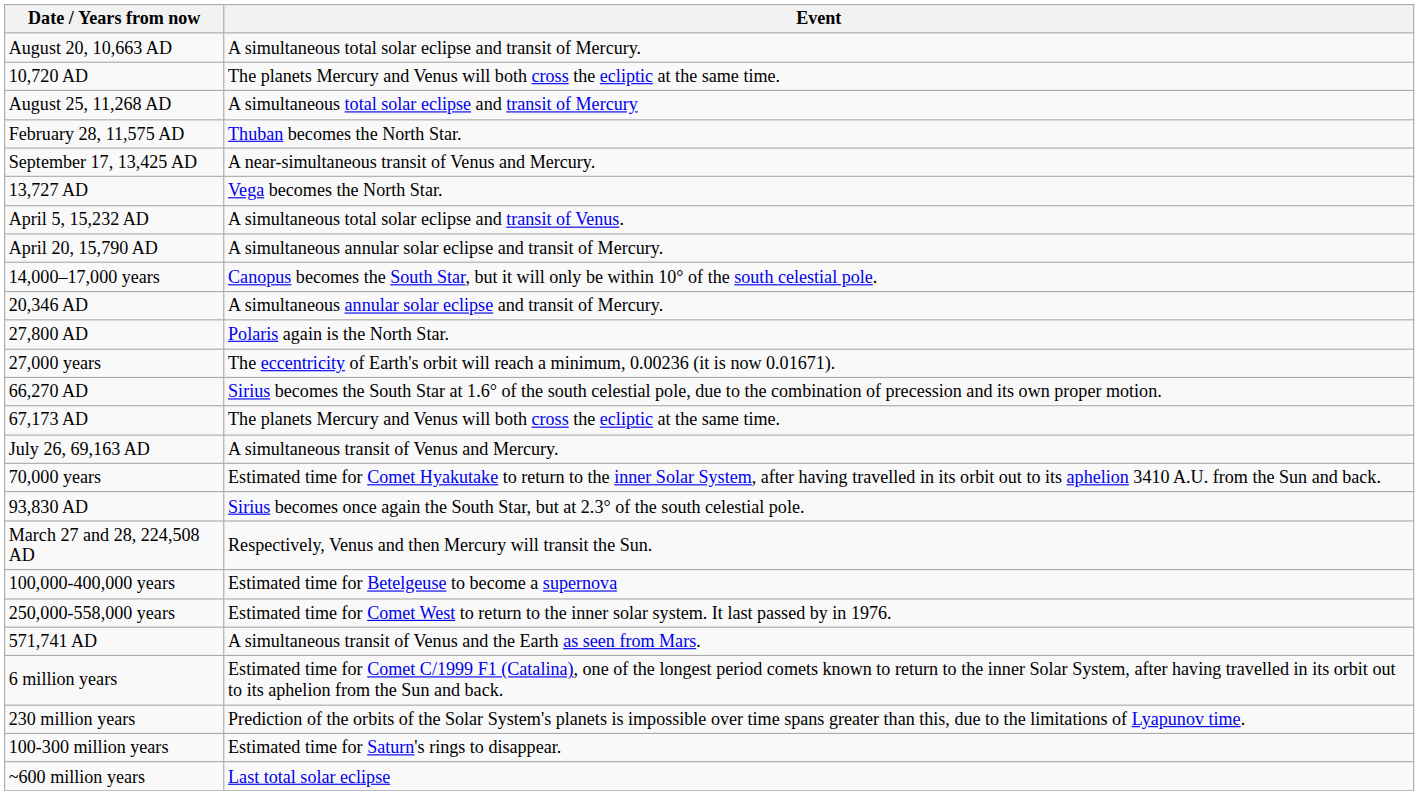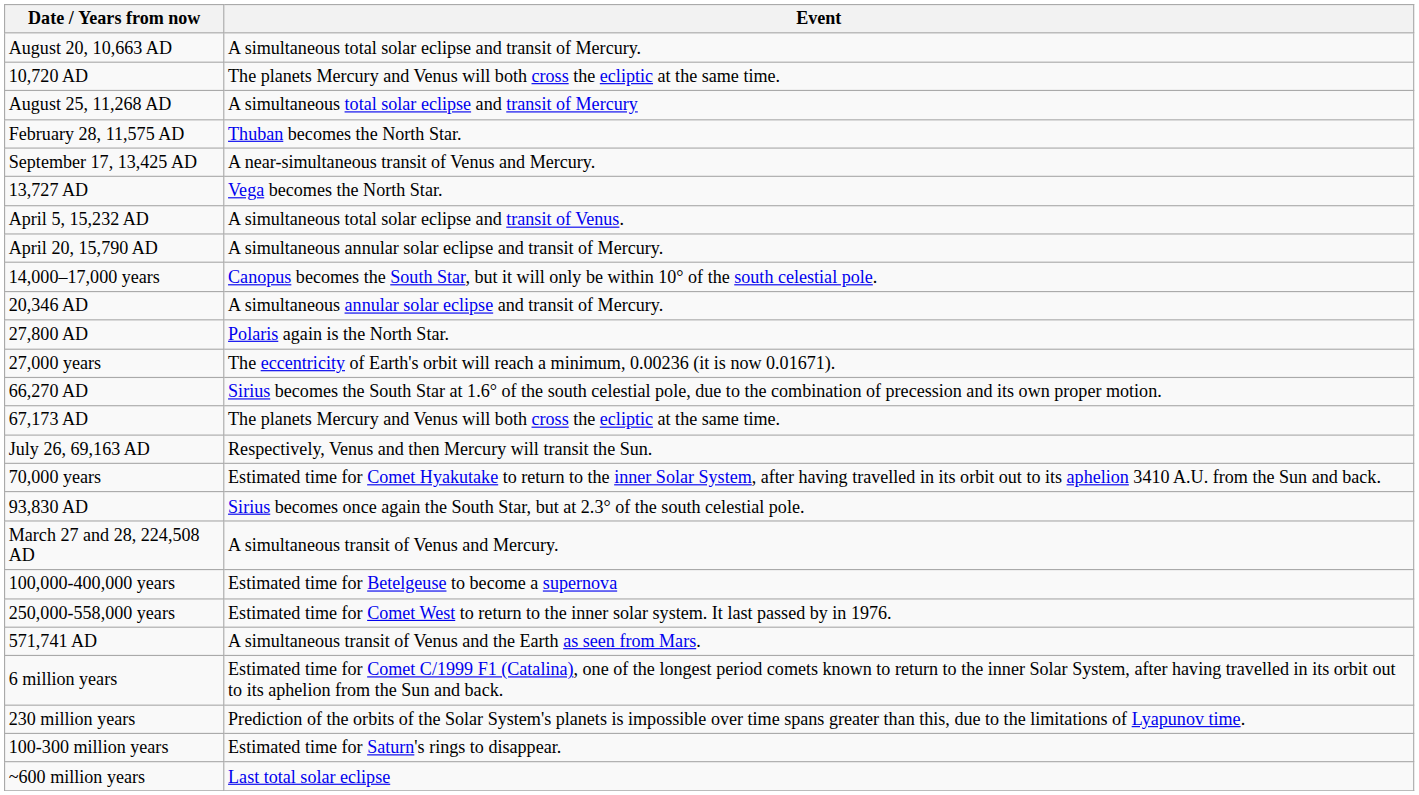(393, 448) A simultaneous transit of Venus and Mercury. -> (440, 448) Respectively, Venus and then Mercury will transit the Sun.
(440, 545) Respectively, Venus and then Mercury will transit the Sun. -> (393, 545) A simultaneous transit of Venus and Mercury.
